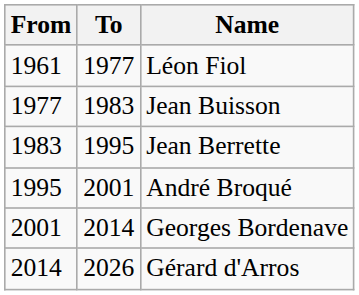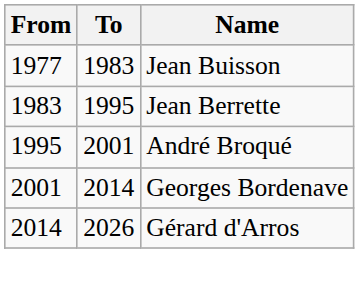- row: (196, 65)
